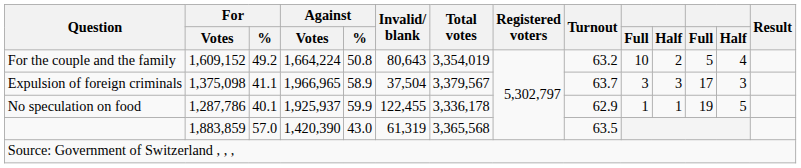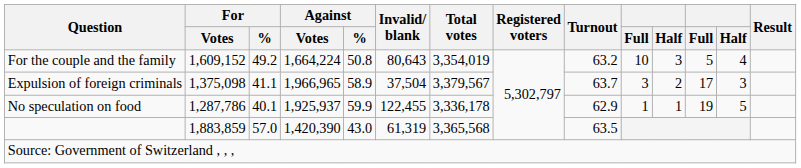(679, 60) 2 -> (679, 60) 3
(679, 83) 3 -> (679, 83) 2
